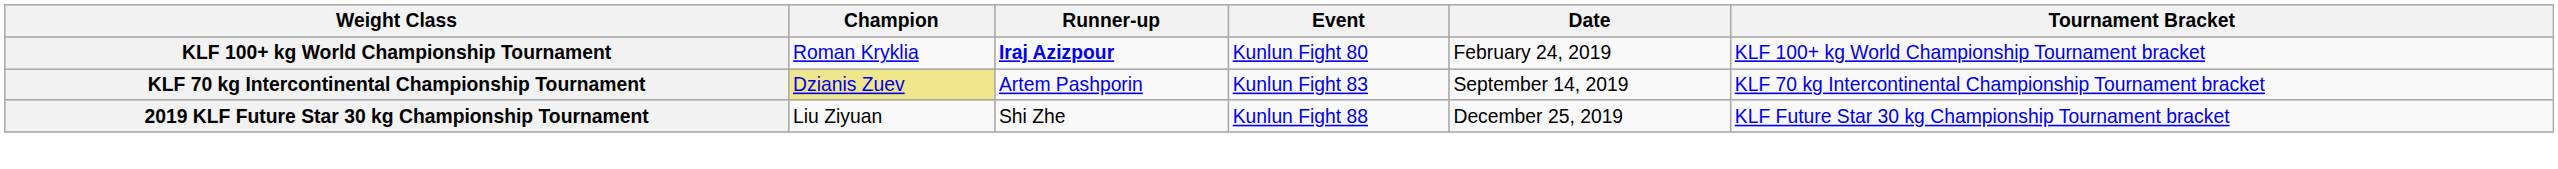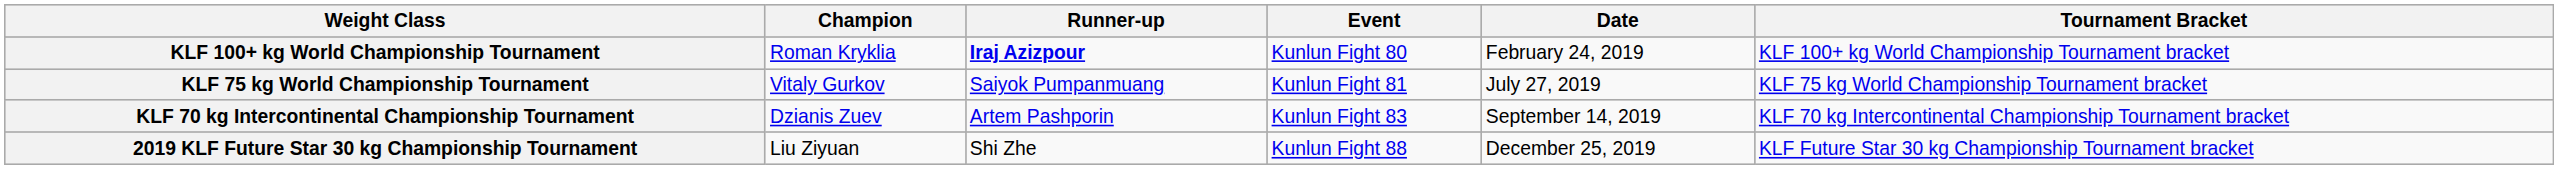+ row: (385, 84)
(849, 84) khaki background -> (826, 116) no background
